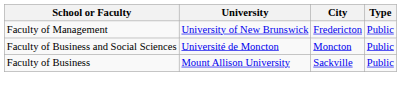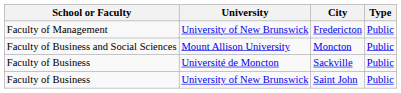(230, 46) Université de Moncton -> (236, 46) Mount Allison University
(236, 63) Mount Allison University -> (230, 63) Université de Moncton
+ row: (335, 79)
